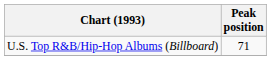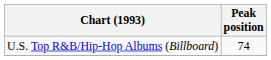(244, 45) 71 -> (244, 45) 74
